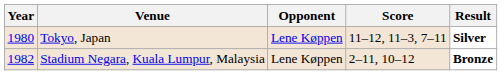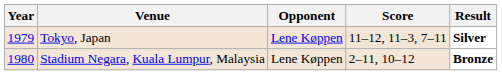(21, 37) 1980 -> (21, 37) 1979
(21, 59) 1982 -> (21, 59) 1980
